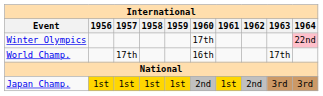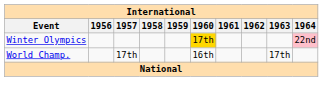(203, 40) no background -> (203, 40) gold background
- row: (38, 84)
